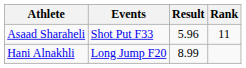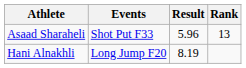(224, 34) 11 -> (224, 34) 13
(188, 54) 8.99 -> (188, 54) 8.19
